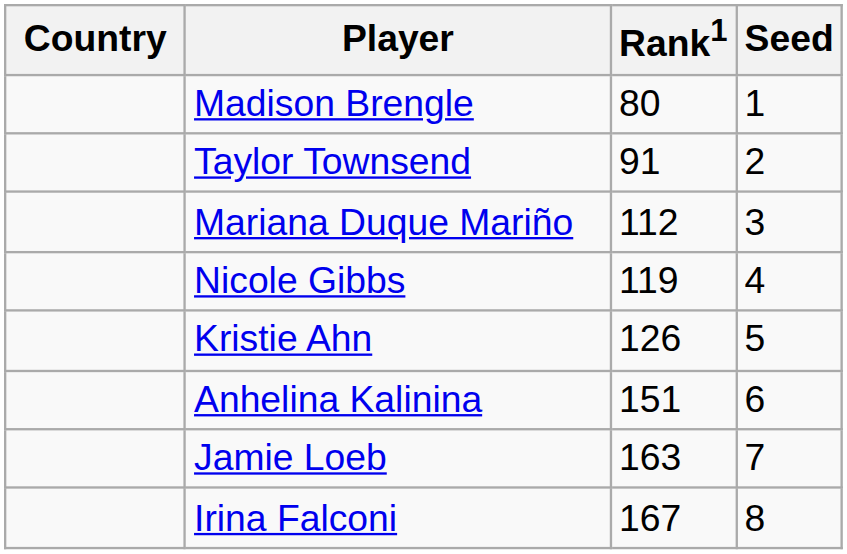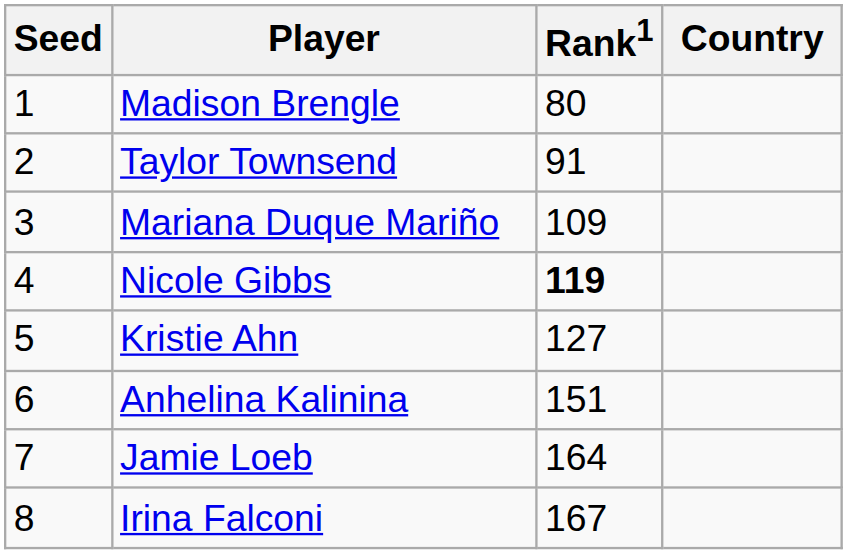columns swapped: (95, 39) <-> (789, 39)
(649, 221) 112 -> (576, 221) 109
(649, 280) normal -> (575, 280) bold
(650, 339) 126 -> (576, 339) 127
(650, 458) 163 -> (576, 458) 164
